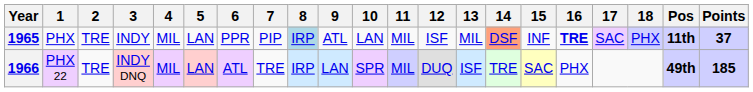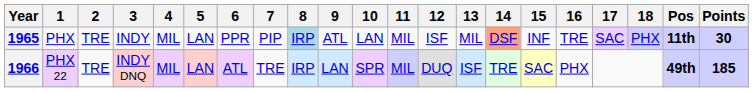(574, 38) bold -> (574, 38) normal
(724, 38) 37 -> (724, 38) 30
